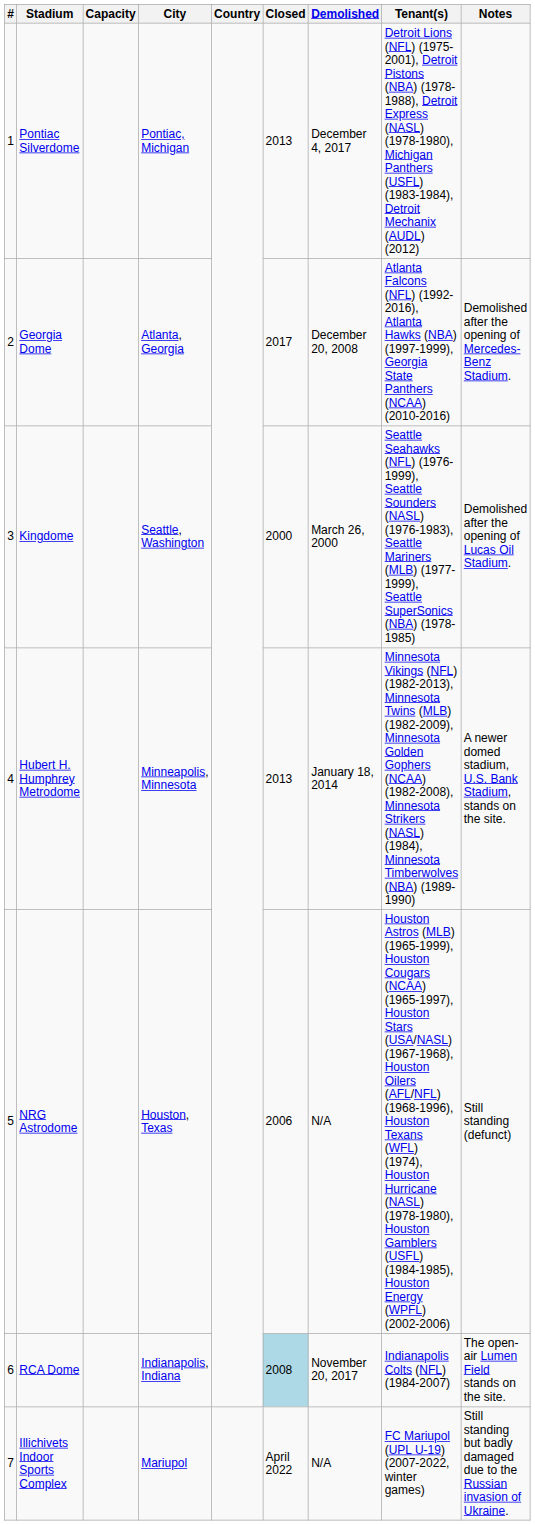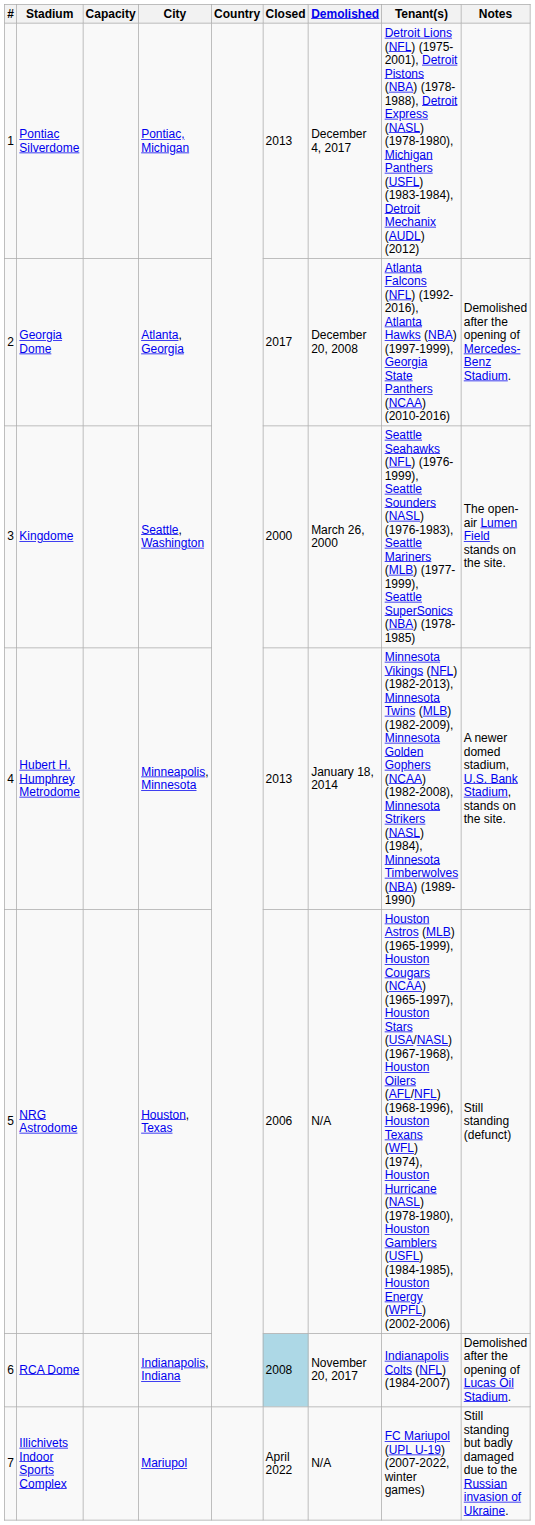(495, 536) Demolished after the opening of Lucas Oil Stadium. -> (491, 536) The open-air Lumen Field stands on the site.
(491, 1370) The open-air Lumen Field stands on the site. -> (495, 1370) Demolished after the opening of Lucas Oil Stadium.
